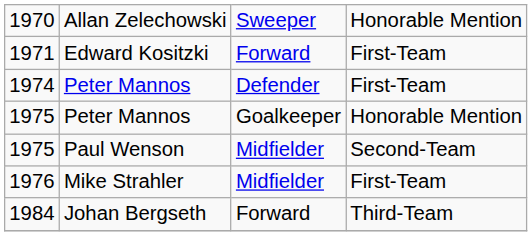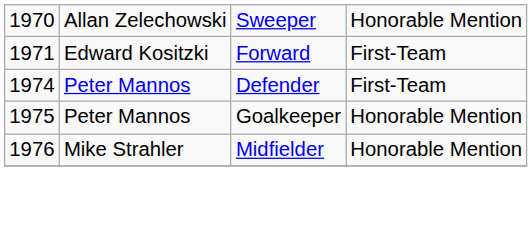- row: (32, 149)
(398, 181) First-Team -> (436, 149) Honorable Mention
- row: (32, 213)
